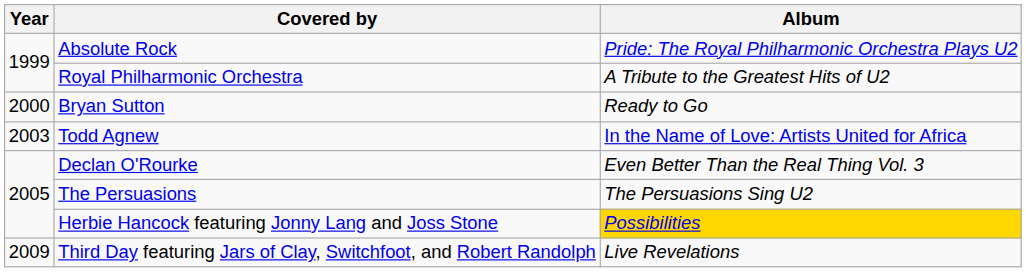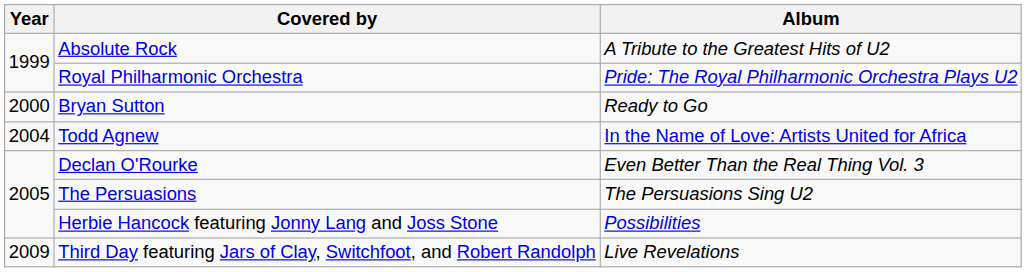(811, 48) Pride: The Royal Philharmonic Orchestra Plays U2 -> (747, 48) A Tribute to the Greatest Hits of U2
(747, 77) A Tribute to the Greatest Hits of U2 -> (811, 77) Pride: The Royal Philharmonic Orchestra Plays U2
(29, 135) 2003 -> (29, 135) 2004
(652, 223) gold background -> (652, 223) no background
